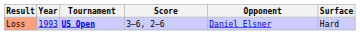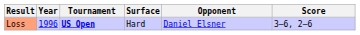columns swapped: (337, 11) <-> (166, 11)
(48, 24) 1993 -> (48, 24) 1996
